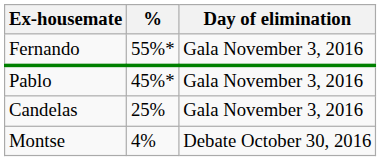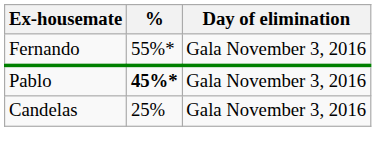(153, 81) normal -> (154, 81) bold
- row: (37, 140)
